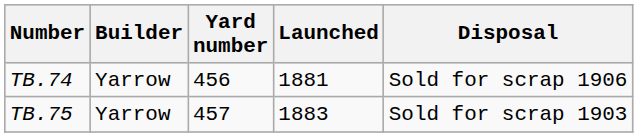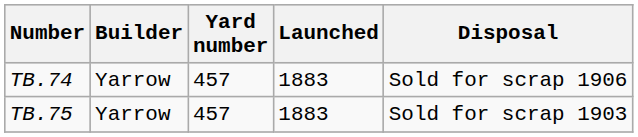(212, 80) 456 -> (212, 80) 457
(303, 80) 1881 -> (303, 80) 1883
